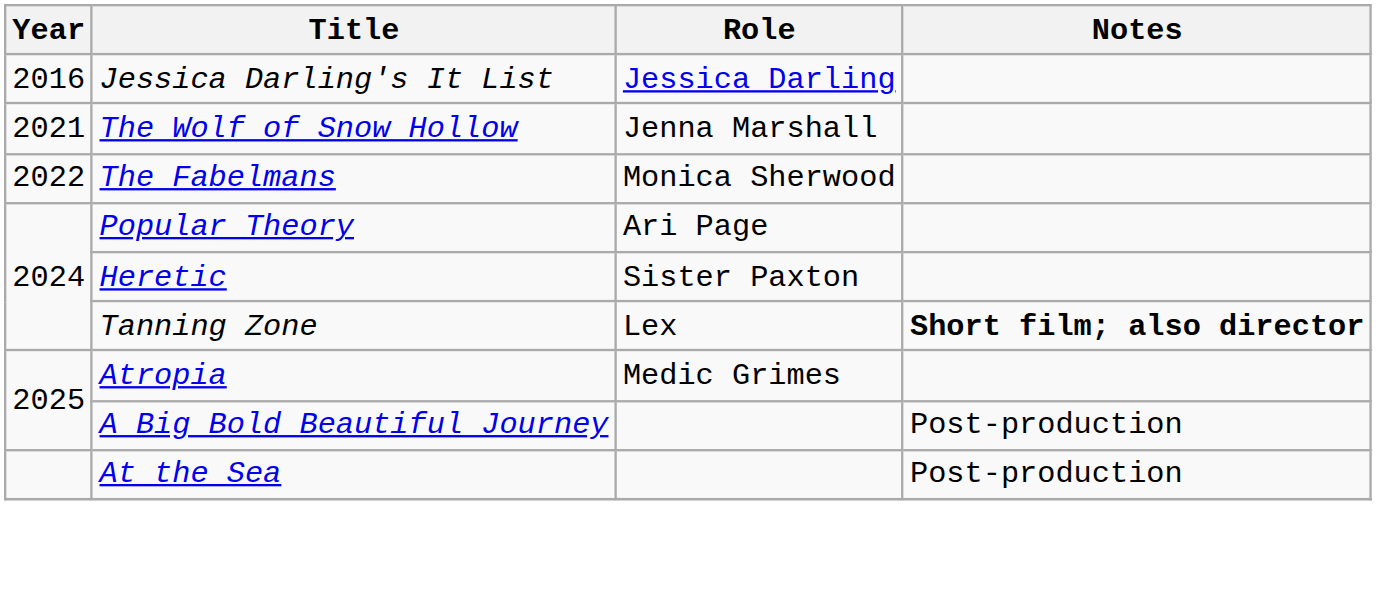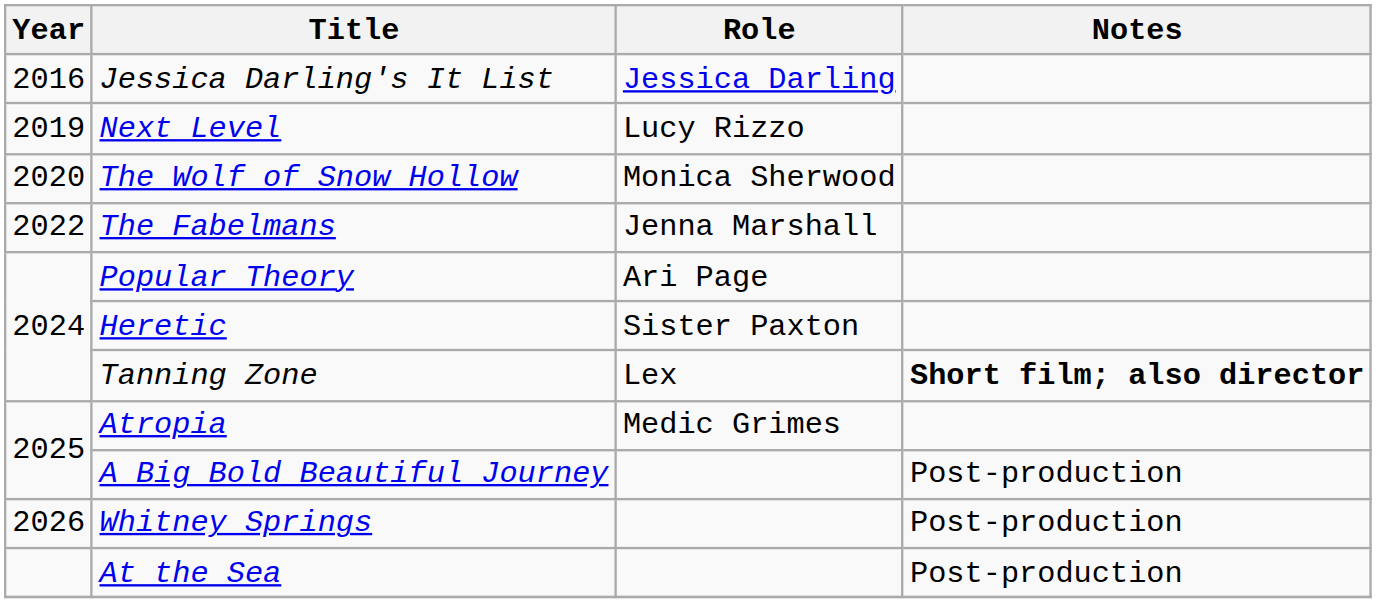+ row: (190, 129)
(49, 129) 2021 -> (49, 178) 2020
(750, 129) Jenna Marshall -> (759, 178) Monica Sherwood
(759, 178) Monica Sherwood -> (750, 227) Jenna Marshall
+ row: (236, 524)
